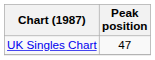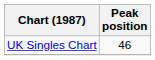(125, 45) 47 -> (125, 45) 46
